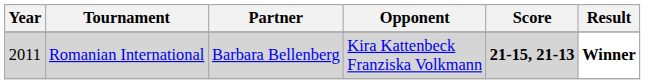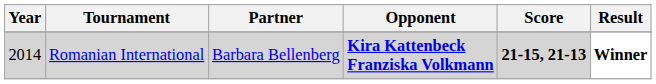(25, 55) 2011 -> (25, 55) 2014
(415, 55) normal -> (421, 55) bold
